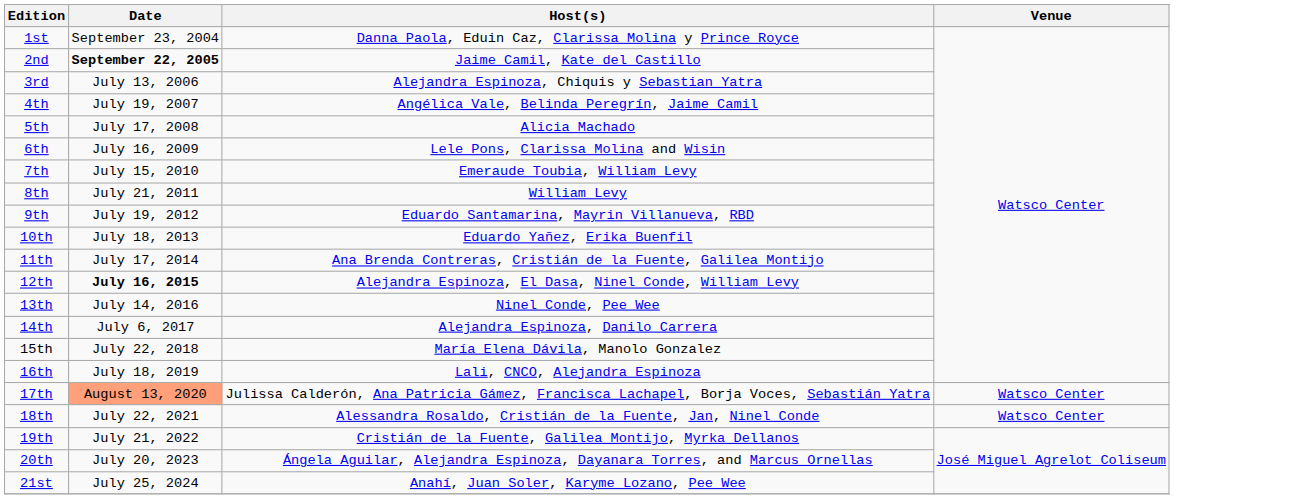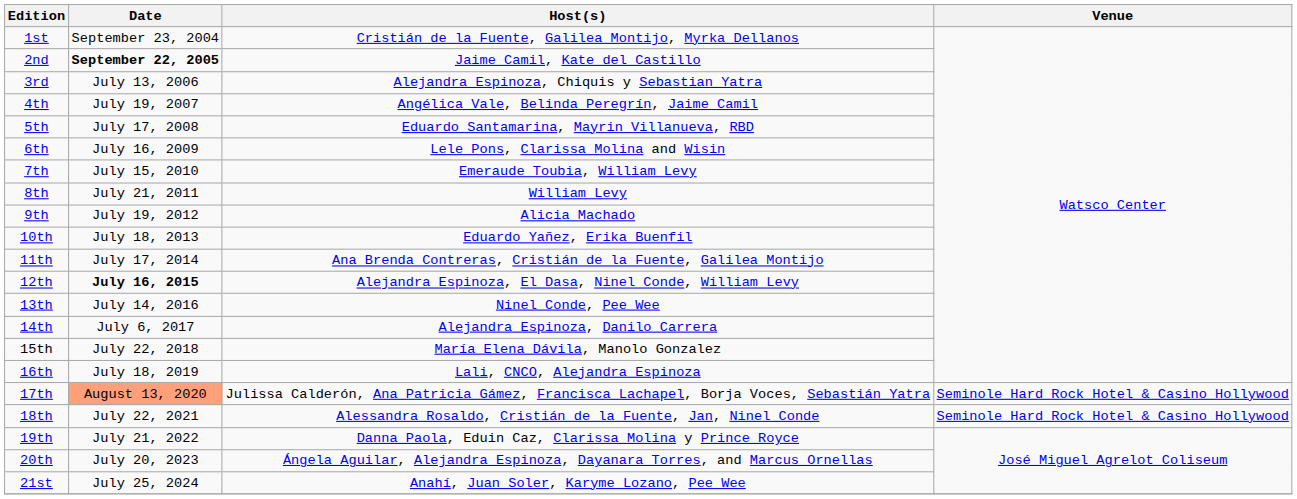(578, 38) Danna Paola, Eduin Caz, Clarissa Molina y Prince Royce -> (578, 38) Cristián de la Fuente, Galilea Montijo, Myrka Dellanos
(578, 127) Alicia Machado -> (578, 127) Eduardo Santamarina, Mayrin Villanueva, RBD
(578, 216) Eduardo Santamarina, Mayrin Villanueva, RBD -> (578, 216) Alicia Machado
(1051, 394) Watsco Center -> (1113, 394) Seminole Hard Rock Hotel & Casino Hollywood
(1051, 416) Watsco Center -> (1113, 416) Seminole Hard Rock Hotel & Casino Hollywood
(578, 438) Cristián de la Fuente, Galilea Montijo, Myrka Dellanos -> (578, 438) Danna Paola, Eduin Caz, Clarissa Molina y Prince Royce
